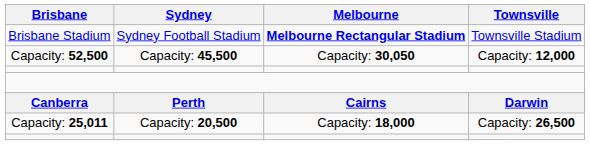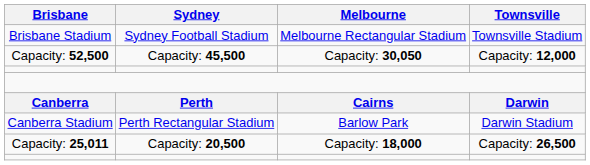(366, 35) bold -> (373, 35) normal
+ row: (60, 123)
